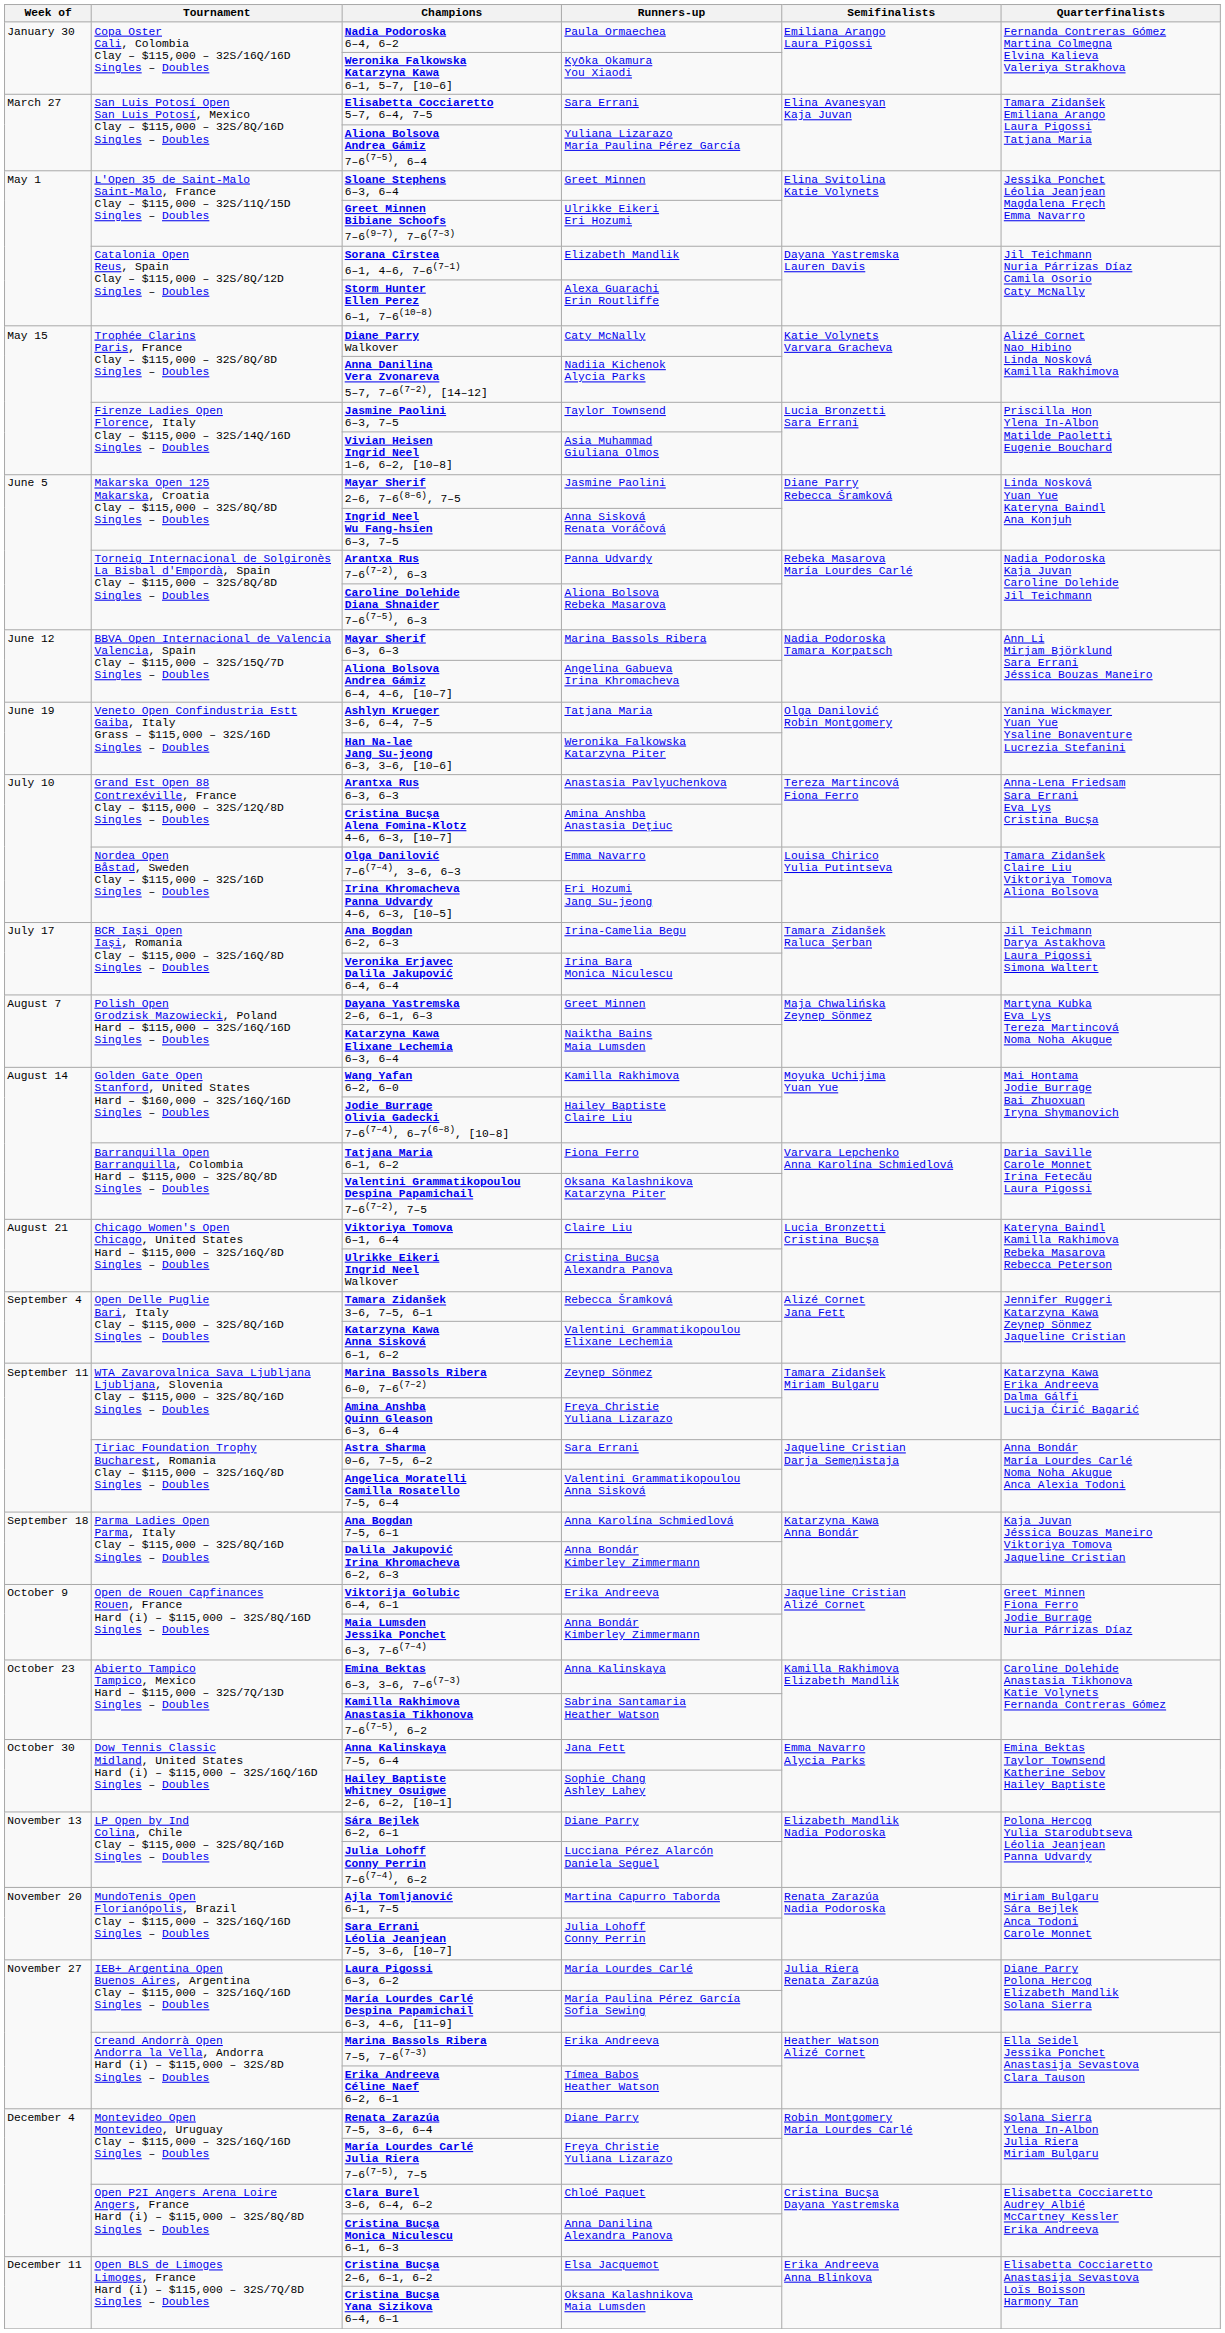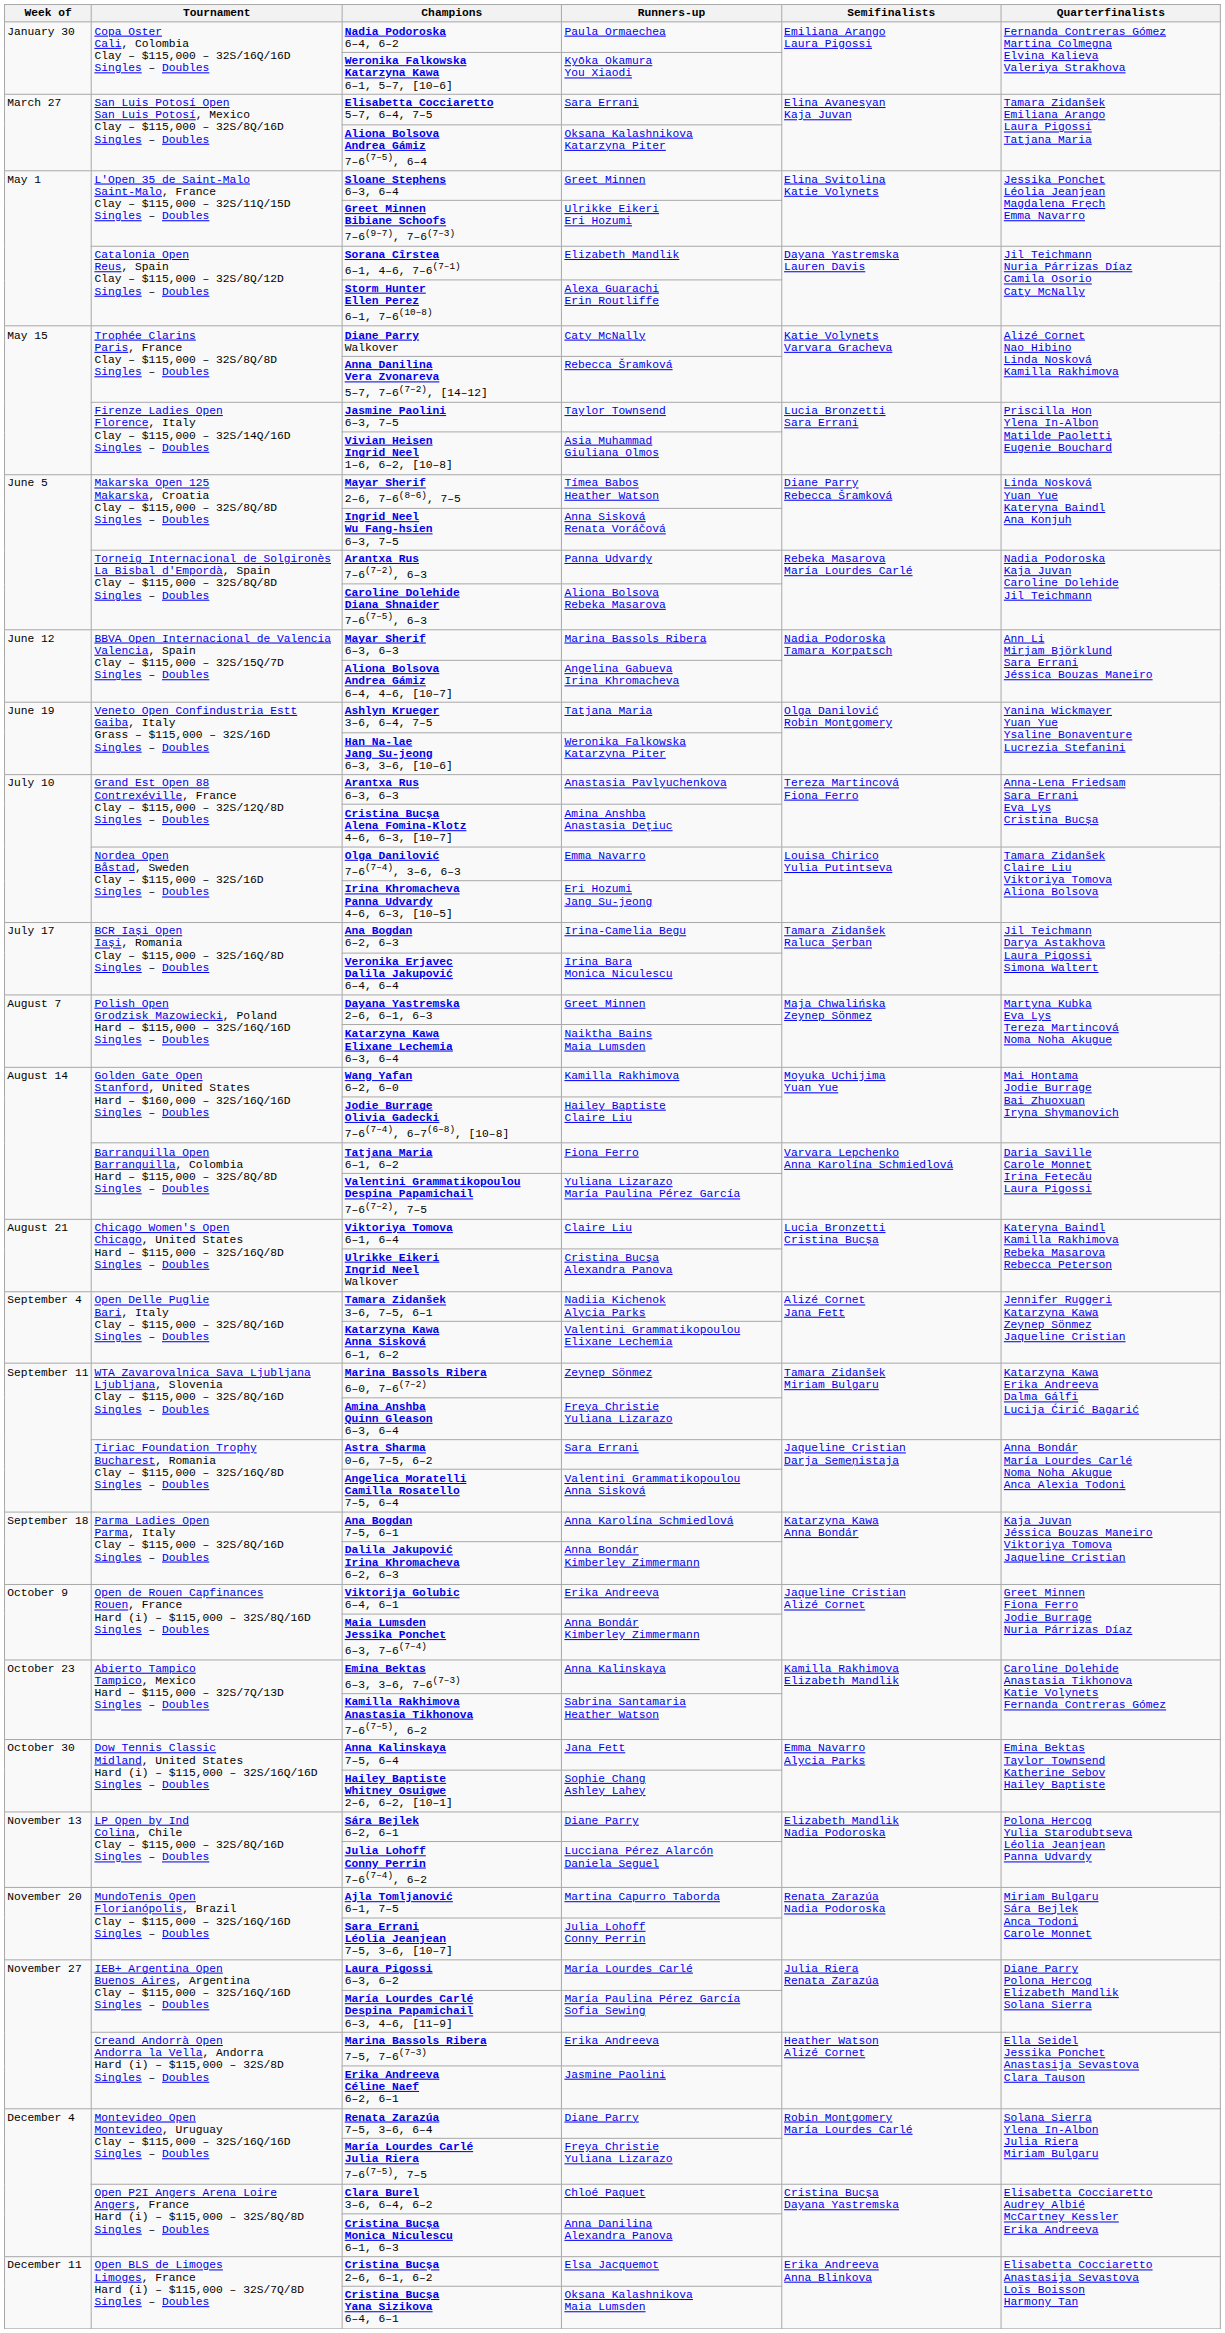(652, 140) Yuliana Lizarazo María Paulina Pérez García -> (629, 140) Oksana Kalashnikova Katarzyna Piter
(615, 371) Nadiia Kichenok Alycia Parks -> (619, 365) Rebecca Šramková
(615, 483) Jasmine Paolini -> (612, 489) Tímea Babos Heather Watson
(629, 1188) Oksana Kalashnikova Katarzyna Piter -> (652, 1188) Yuliana Lizarazo María Paulina Pérez García
(619, 1300) Rebecca Šramková -> (615, 1306) Nadiia Kichenok Alycia Parks
(612, 2081) Tímea Babos Heather Watson -> (615, 2075) Jasmine Paolini
